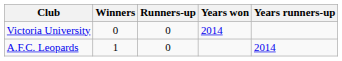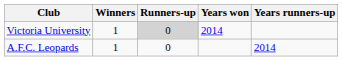(115, 30) 0 -> (115, 30) 1
(168, 30) no background -> (168, 30) lightgrey background
